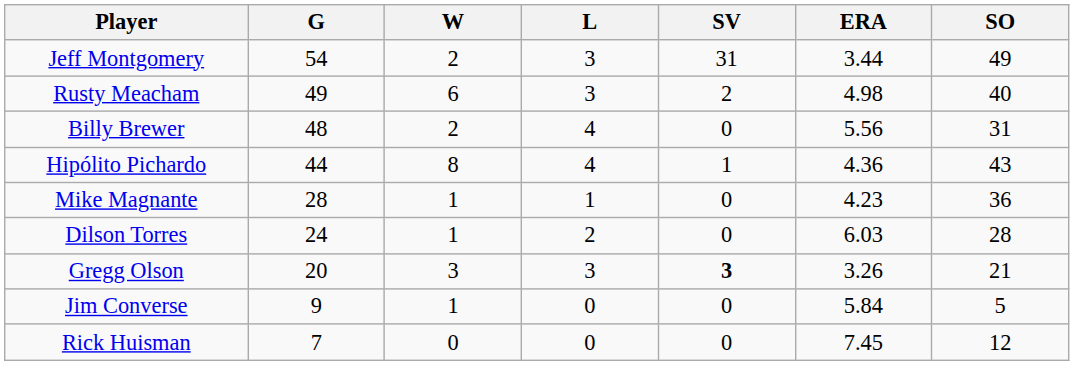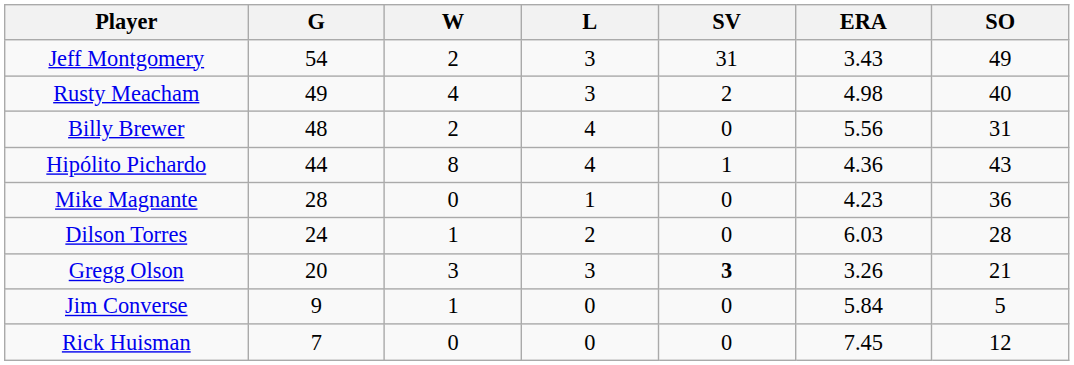(863, 57) 3.44 -> (863, 57) 3.43
(453, 93) 6 -> (453, 93) 4
(453, 199) 1 -> (453, 199) 0
